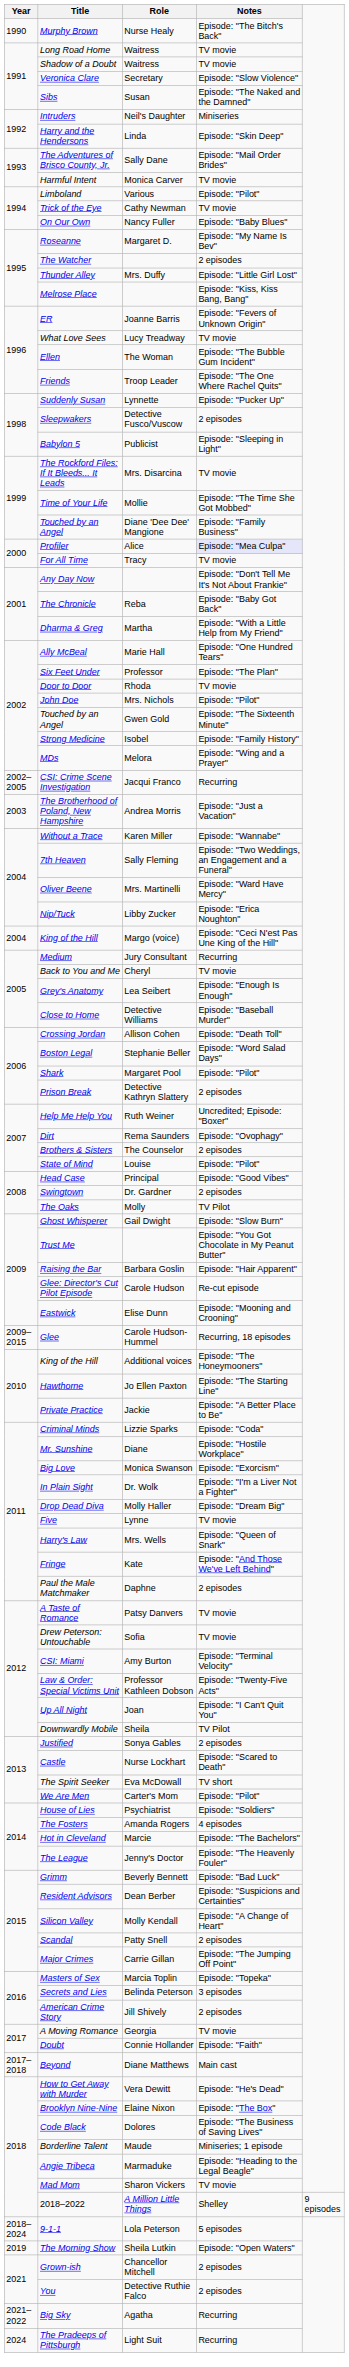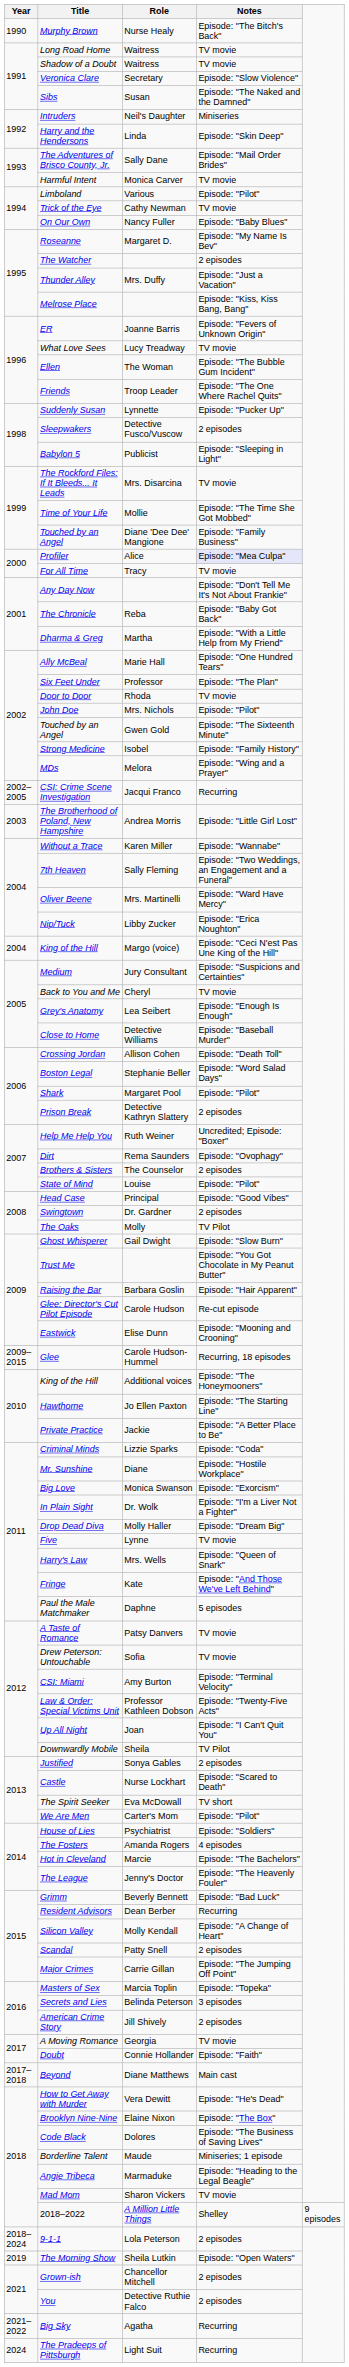(248, 275) Episode: "Little Girl Lost" -> (231, 280) Episode: "Just a Vacation"
(231, 811) Episode: "Just a Vacation" -> (248, 821) Episode: "Little Girl Lost"
(218, 957) Recurring -> (249, 972) Episode: "Suspicions and Certainties"
(220, 1588) 2 episodes -> (220, 1608) 5 episodes
(249, 1896) Episode: "Suspicions and Certainties" -> (218, 1911) Recurring
(220, 2228) 5 episodes -> (220, 2239) 2 episodes
